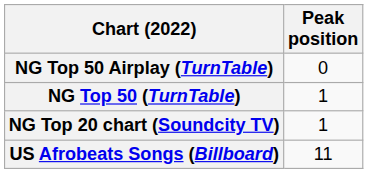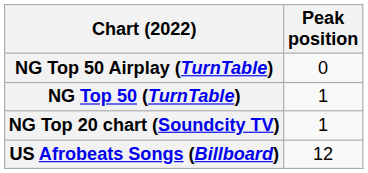(323, 153) 11 -> (323, 153) 12
